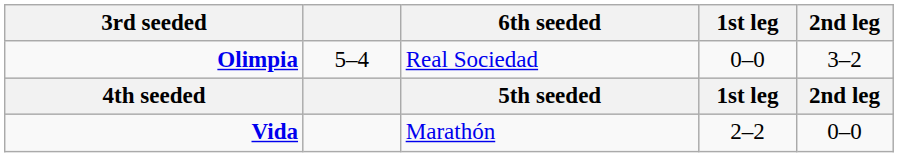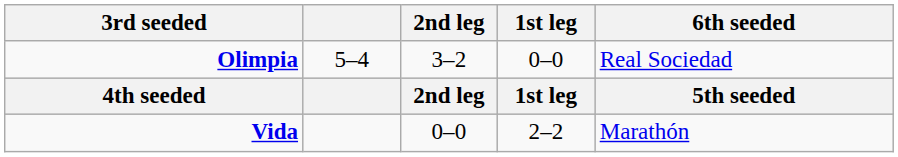columns swapped: (550, 22) <-> (845, 22)
